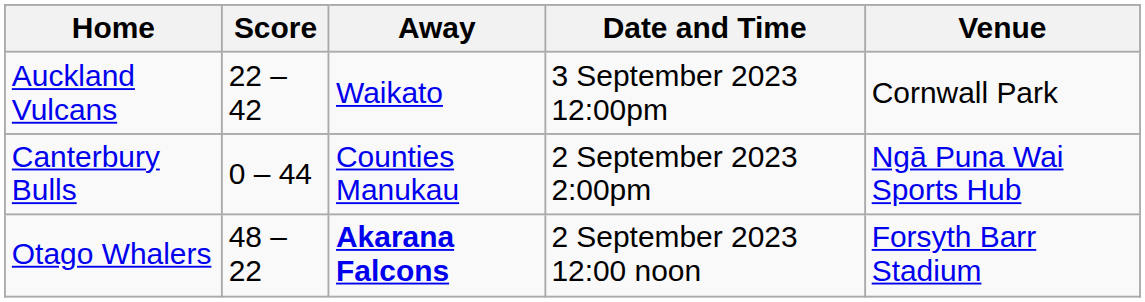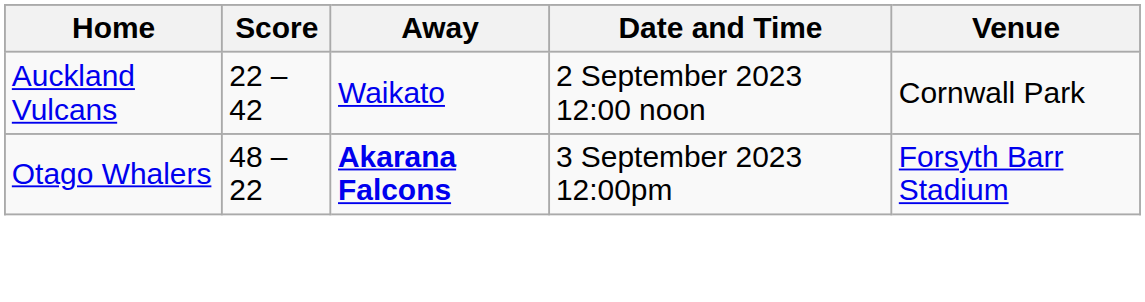(674, 92) 3 September 2023 12:00pm -> (679, 92) 2 September 2023 12:00 noon
- row: (86, 173)
(674, 254) 2 September 2023 12:00 noon -> (679, 173) 3 September 2023 12:00pm
